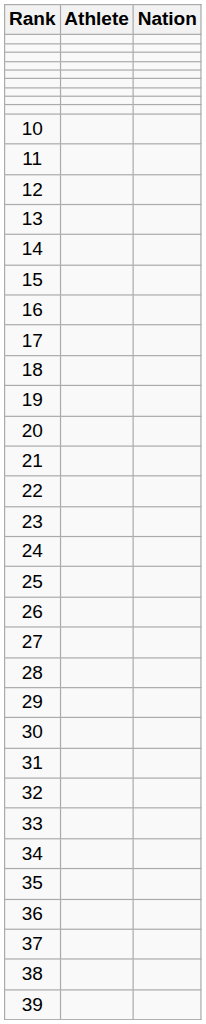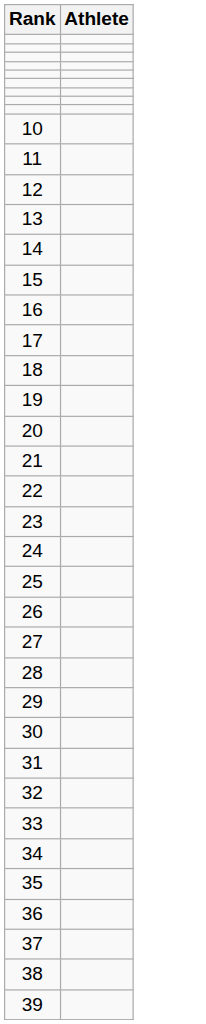- column: (167, 19)
